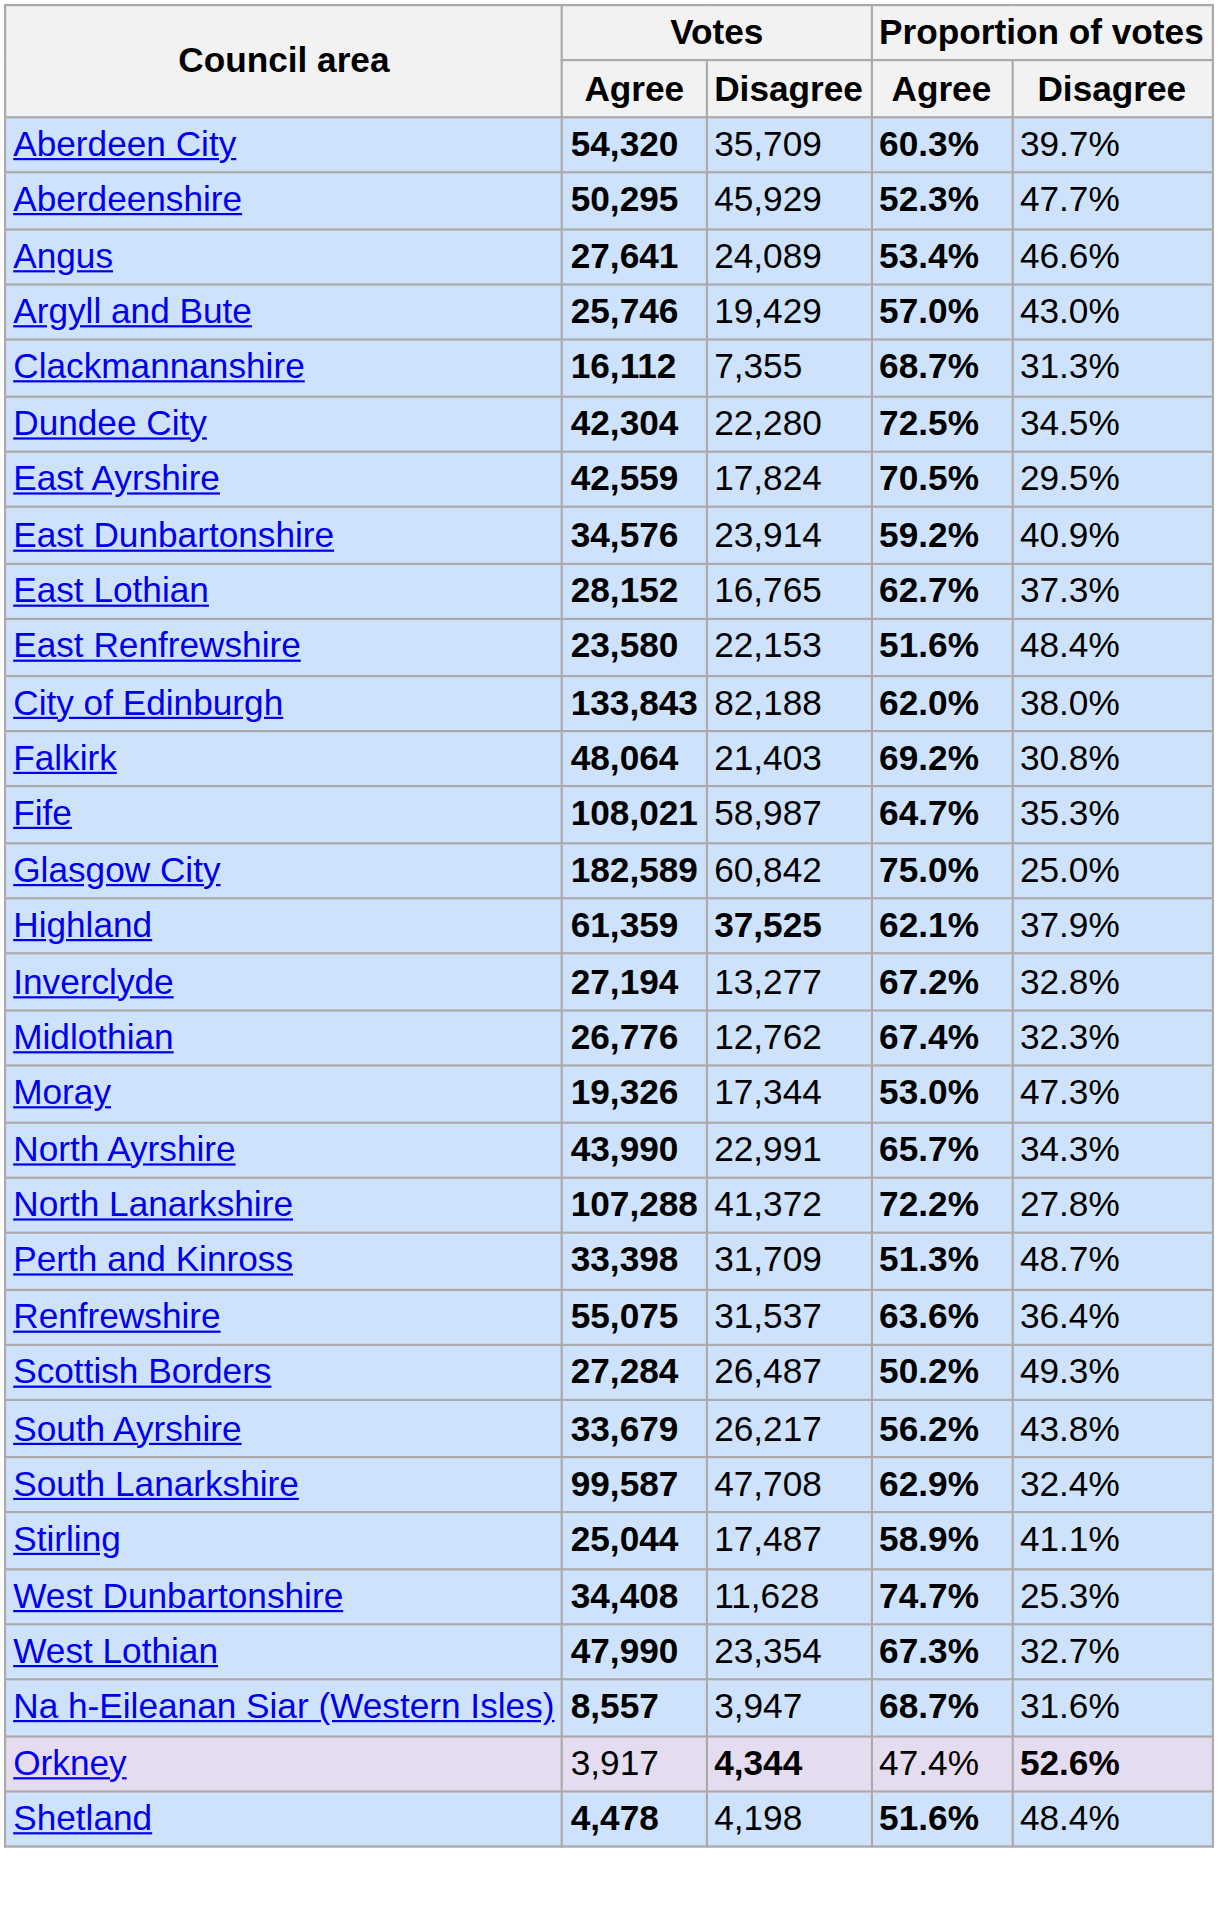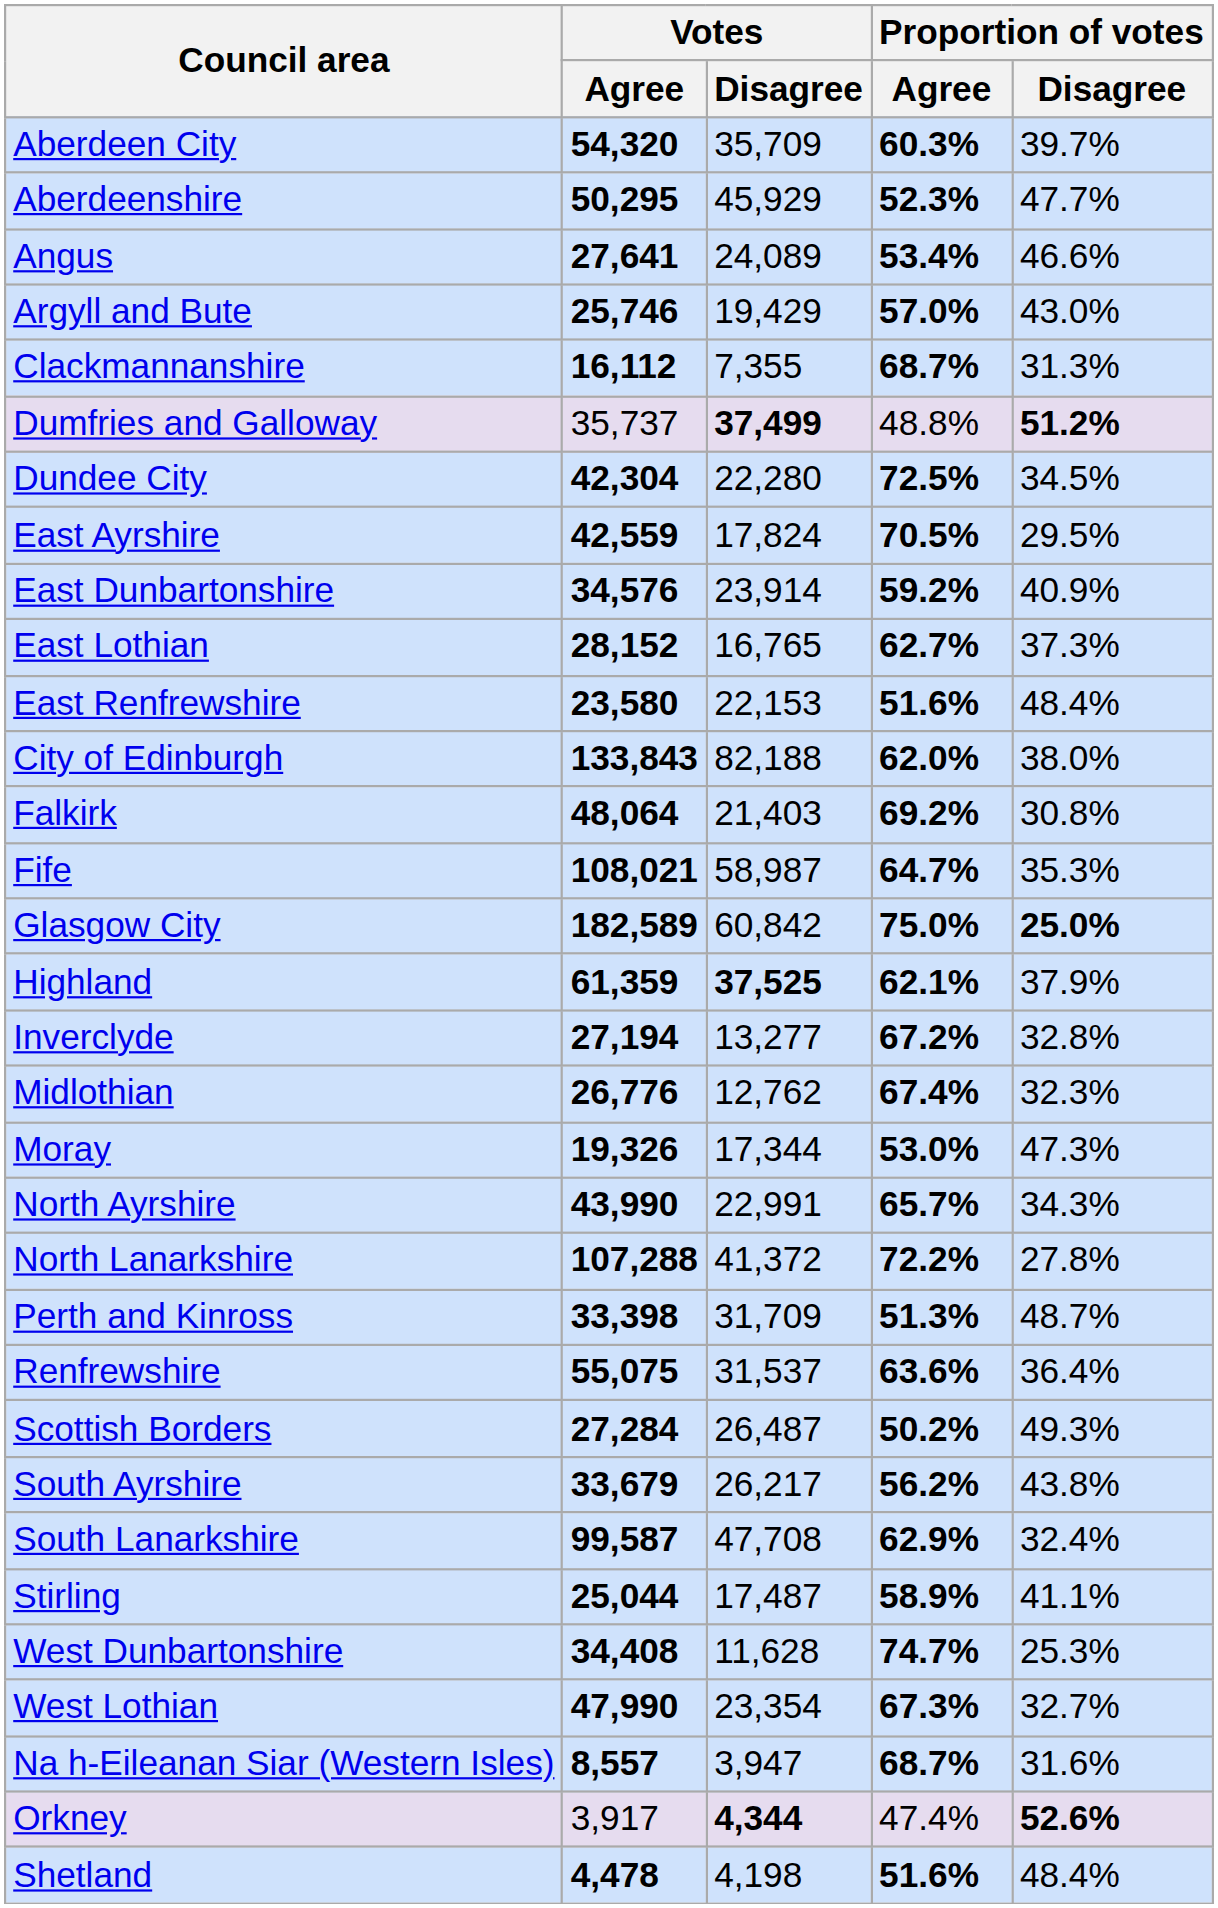+ row: (195, 423)
(1070, 869) normal -> (1070, 925) bold
